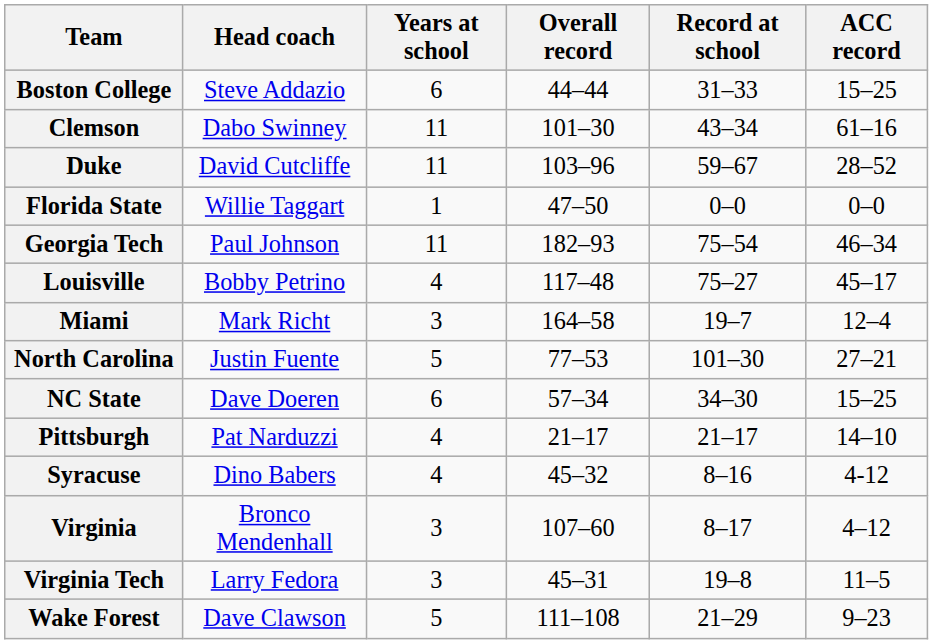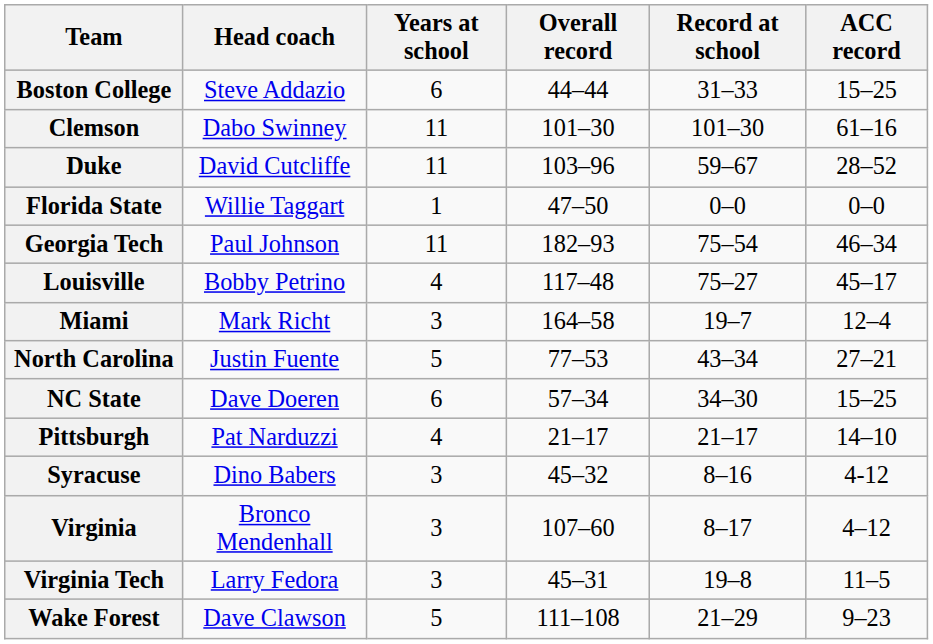(728, 128) 43–34 -> (728, 128) 101–30
(728, 359) 101–30 -> (728, 359) 43–34
(436, 475) 4 -> (436, 475) 3
